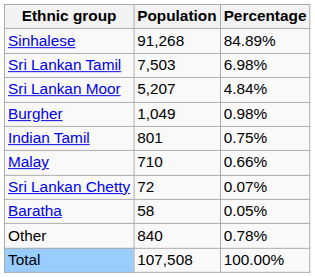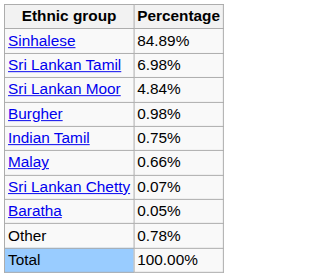- column: (177, 16)
